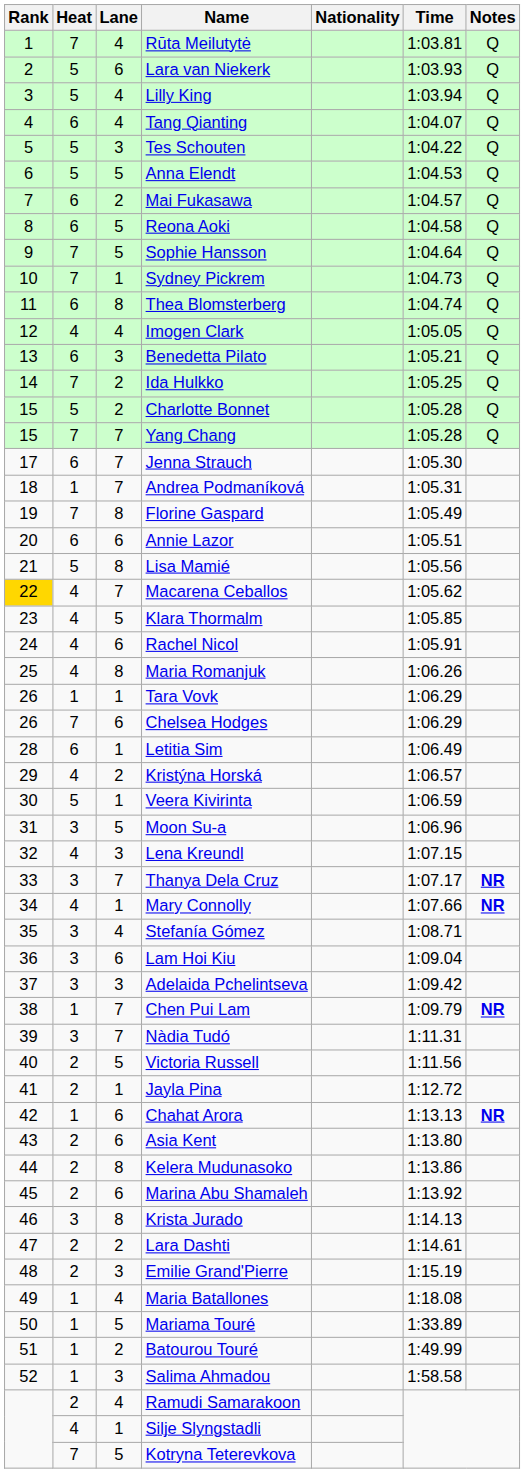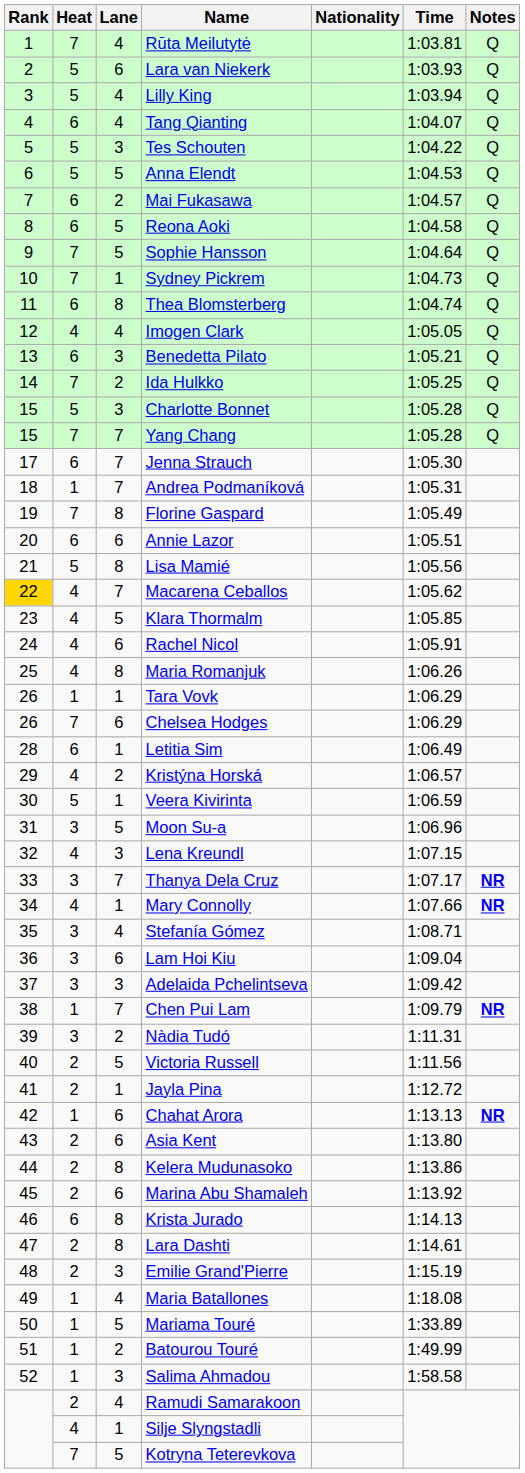(119, 409) 2 -> (119, 409) 3
(119, 1036) 7 -> (119, 1036) 2
(74, 1219) 3 -> (74, 1219) 6
(119, 1245) 2 -> (119, 1245) 8
